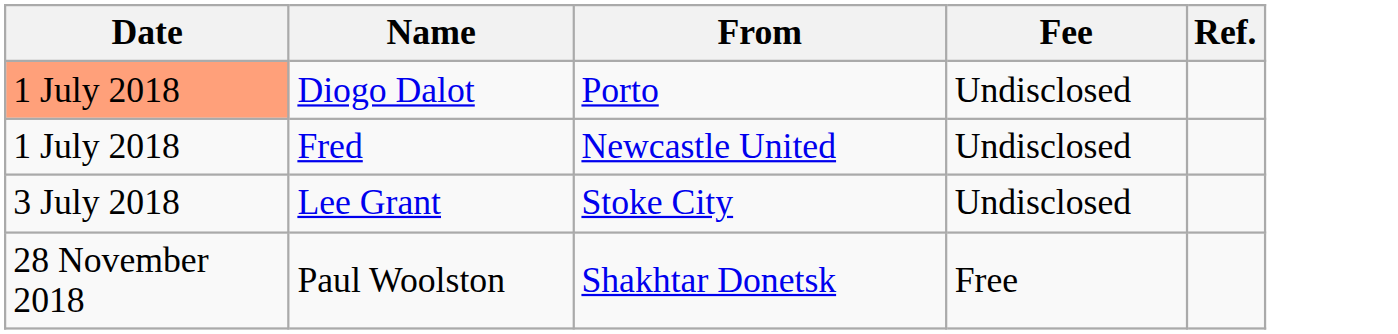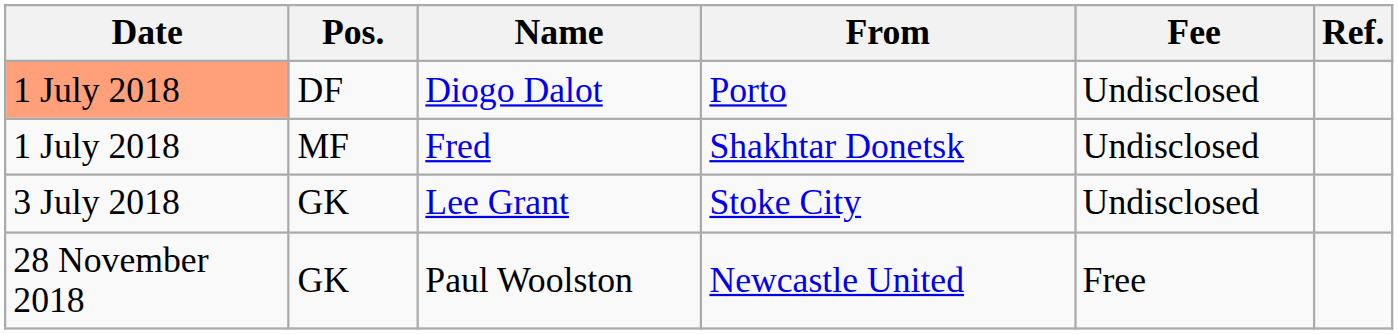+ column: (353, 32)
(709, 145) Newcastle United -> (837, 145) Shakhtar Donetsk
(709, 279) Shakhtar Donetsk -> (837, 279) Newcastle United
